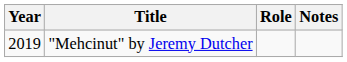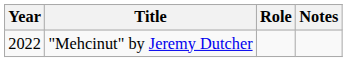(25, 43) 2019 -> (25, 43) 2022
